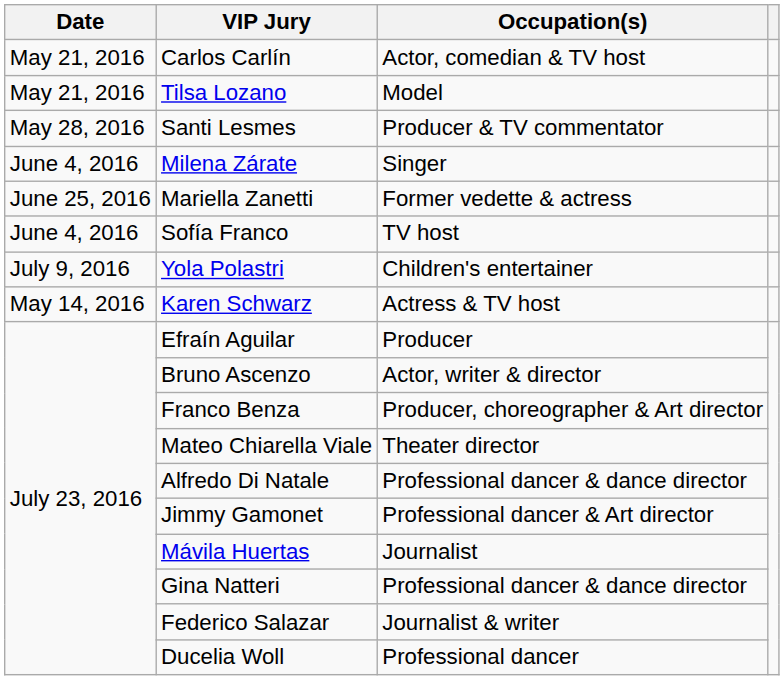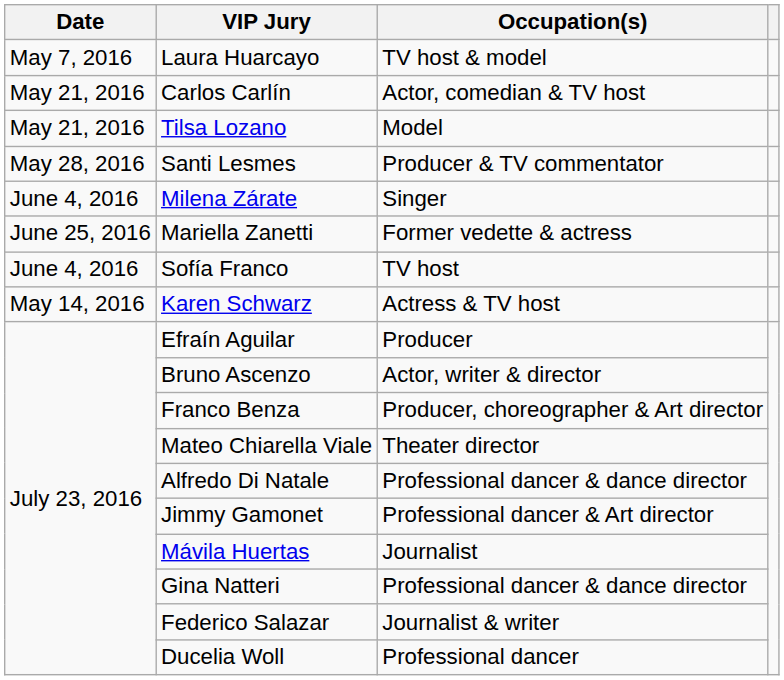+ row: (240, 57)
- row: (222, 269)
